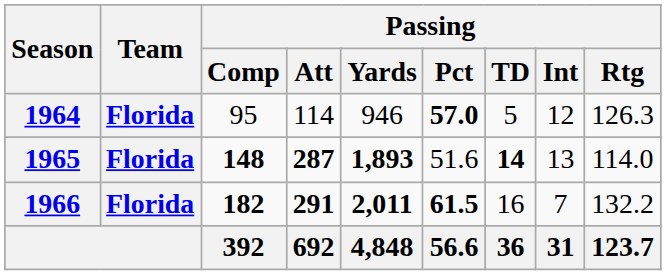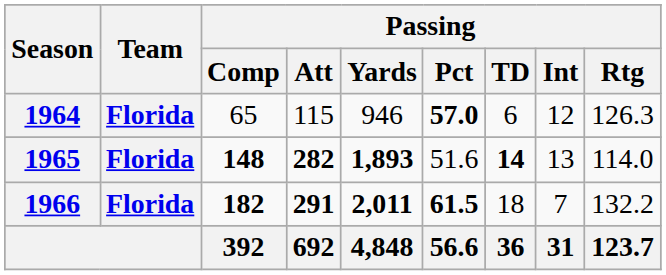(243, 114) 95 -> (243, 114) 65
(314, 114) 114 -> (314, 114) 115
(511, 114) 5 -> (511, 114) 6
(314, 159) 287 -> (314, 159) 282
(511, 203) 16 -> (511, 203) 18
